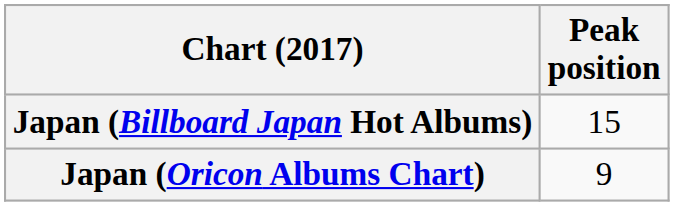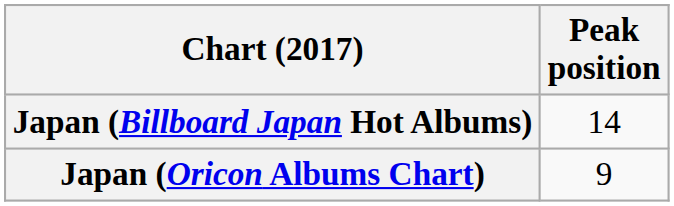(604, 121) 15 -> (604, 121) 14
